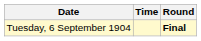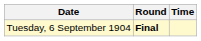columns swapped: (147, 12) <-> (179, 12)
